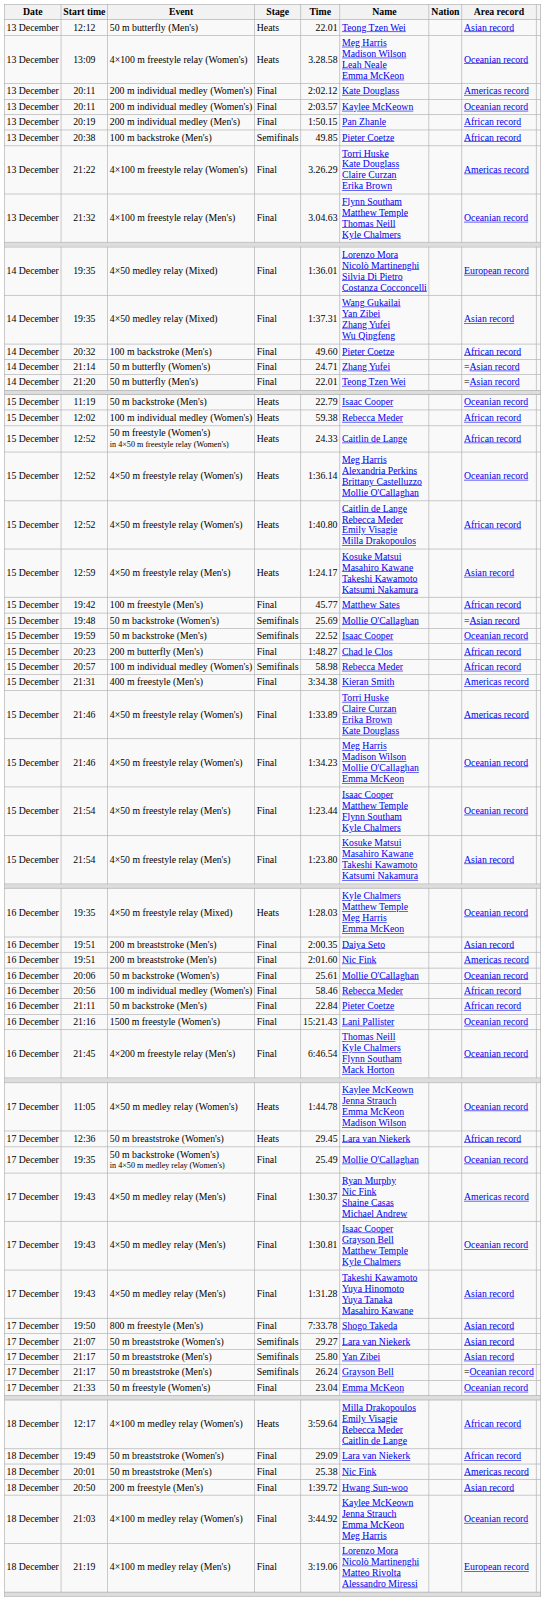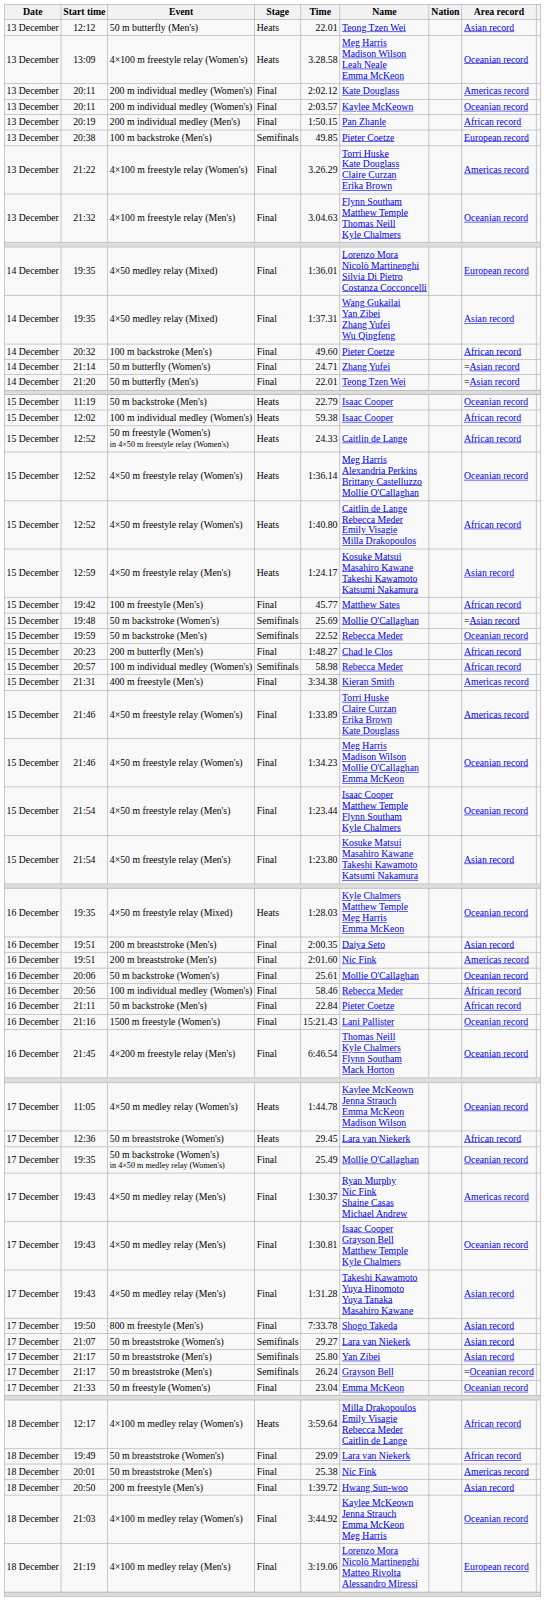(493, 138) African record -> (496, 138) European record
(372, 418) Rebecca Meder -> (368, 418) Isaac Cooper
(368, 636) Isaac Cooper -> (372, 636) Rebecca Meder
